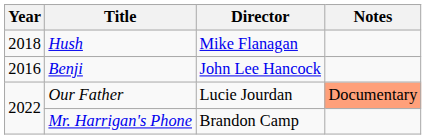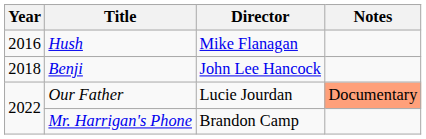(25, 43) 2018 -> (25, 43) 2016
(25, 69) 2016 -> (25, 69) 2018
